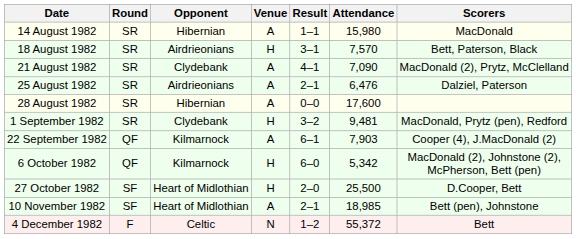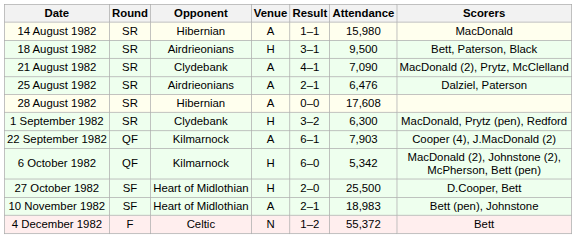(363, 49) 7,570 -> (363, 49) 9,500
(363, 103) 17,600 -> (363, 103) 17,608
(363, 121) 9,481 -> (363, 121) 6,300
(363, 206) 18,985 -> (363, 206) 18,983
